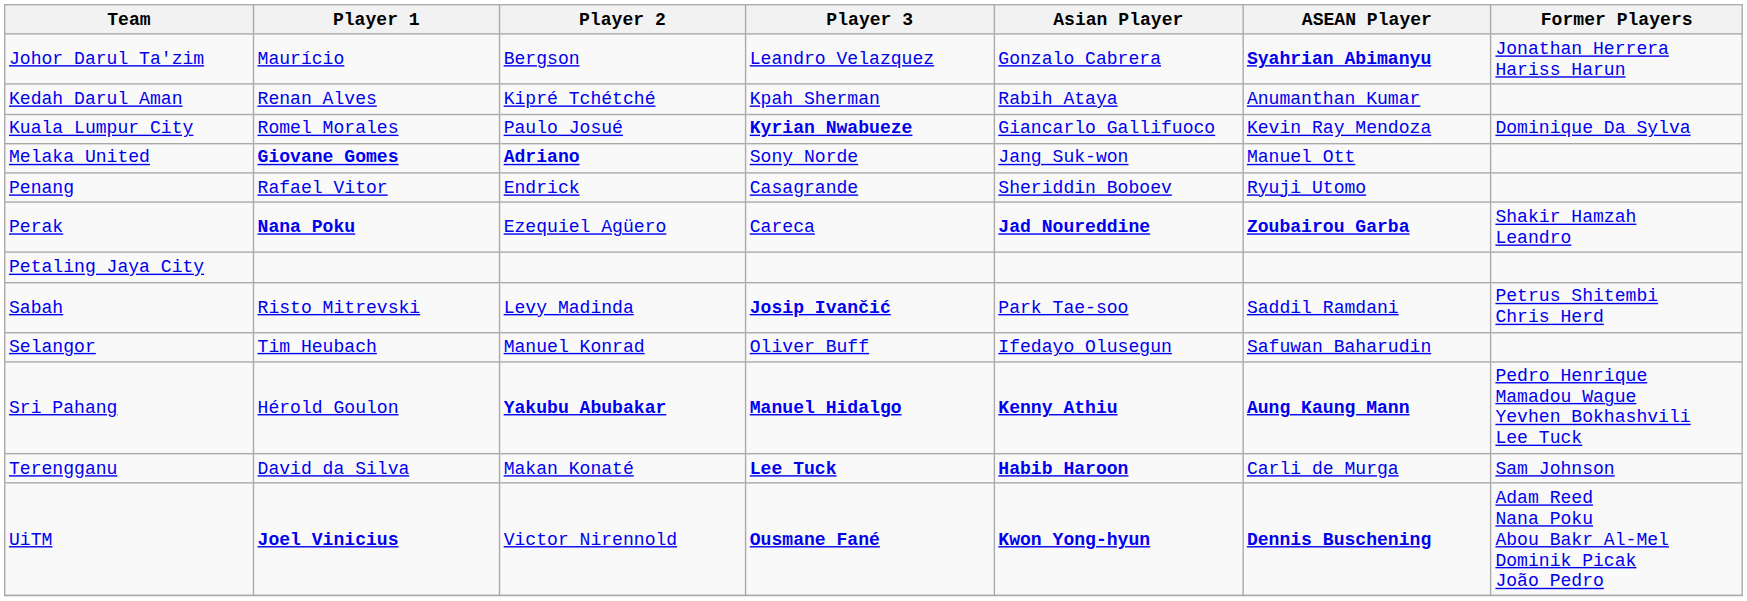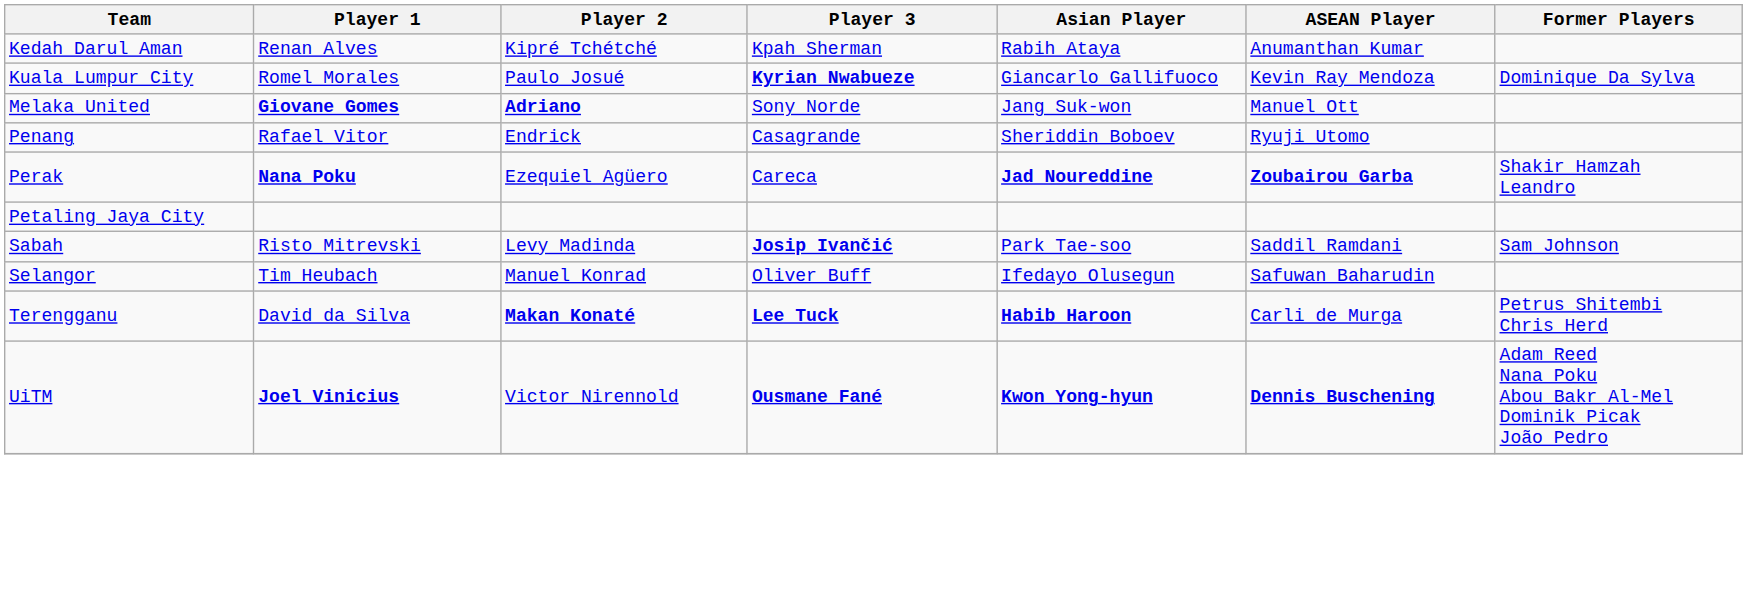- row: (107, 59)
(1577, 307) Petrus Shitembi Chris Herd -> (1559, 246) Sam Johnson
- row: (63, 408)
(569, 468) normal -> (570, 316) bold
(1555, 468) Sam Johnson -> (1581, 316) Petrus Shitembi Chris Herd
